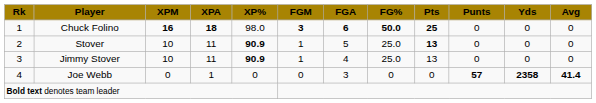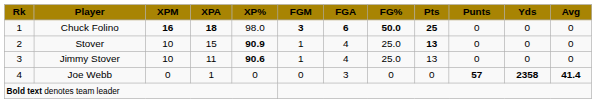(211, 43) 11 -> (211, 43) 15
(346, 43) 5 -> (346, 43) 4
(255, 59) 90.9 -> (255, 59) 90.6
